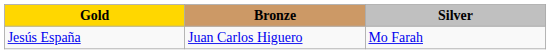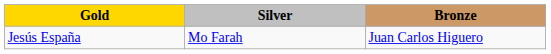columns swapped: (455, 15) <-> (275, 15)
